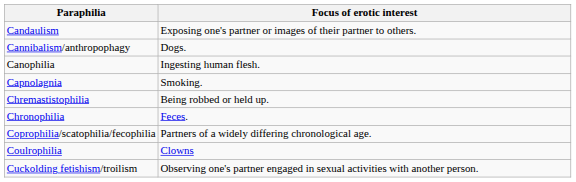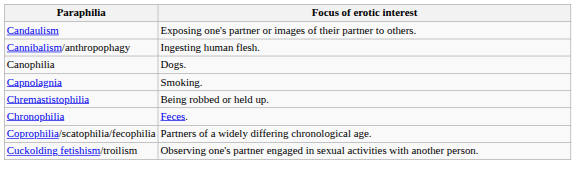(173, 47) Dogs. -> (210, 47) Ingesting human flesh.
(210, 64) Ingesting human flesh. -> (173, 64) Dogs.
- row: (34, 151)
